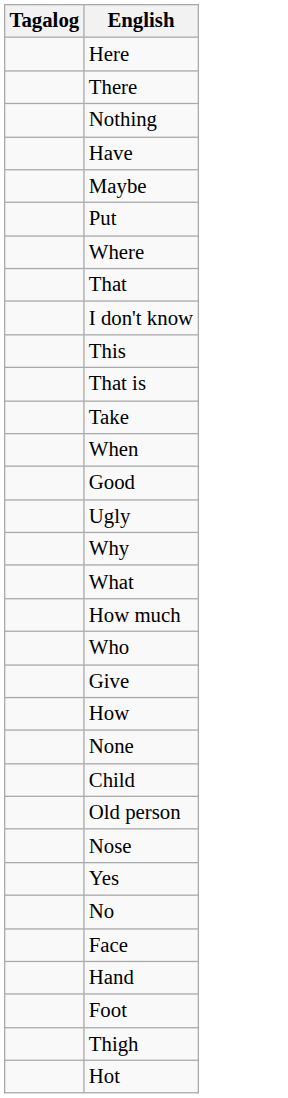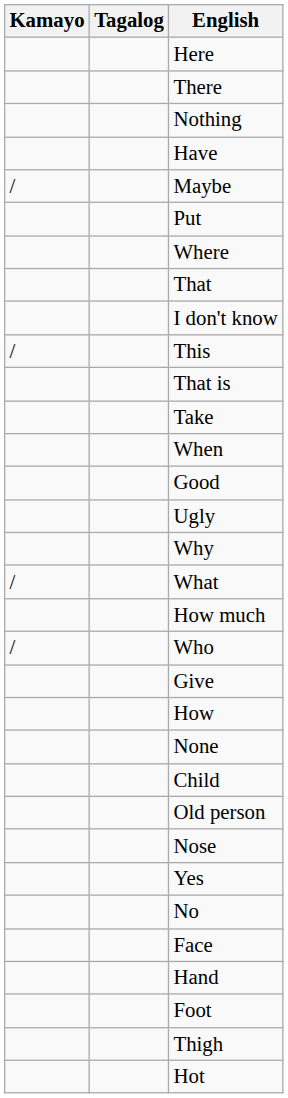+ column: (47, 20)
